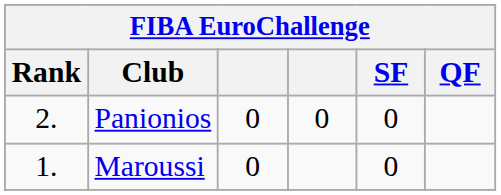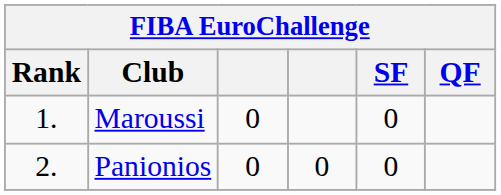rows swapped: (150, 165) <-> (153, 118)
